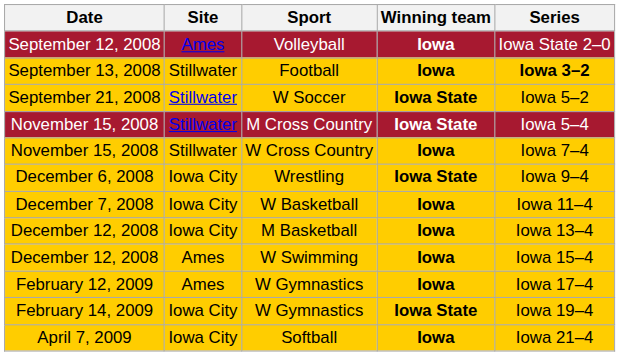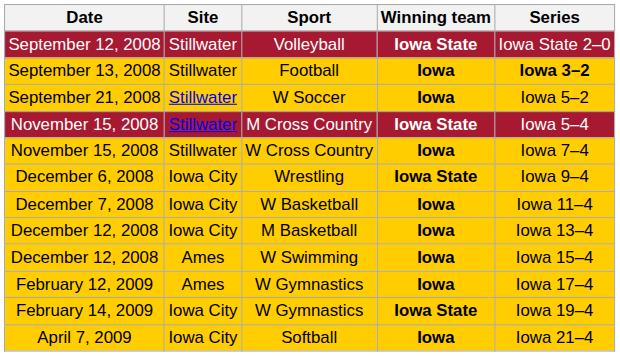(203, 44) Ames -> (203, 44) Stillwater
(436, 44) Iowa -> (436, 44) Iowa State
(436, 97) Iowa State -> (436, 97) Iowa
